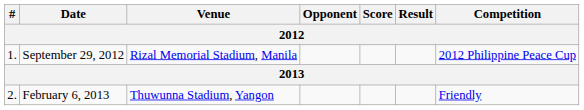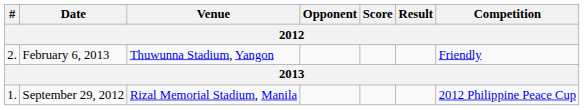rows swapped: (73, 54) <-> (66, 94)
